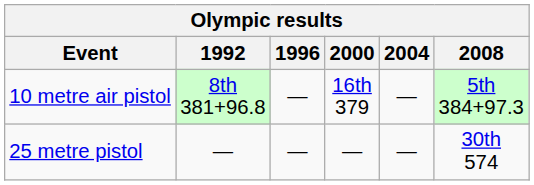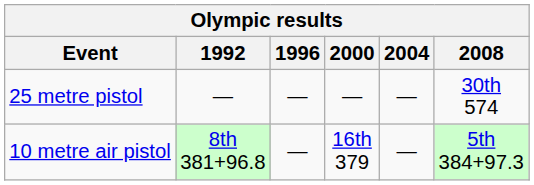rows swapped: (76, 151) <-> (90, 96)
